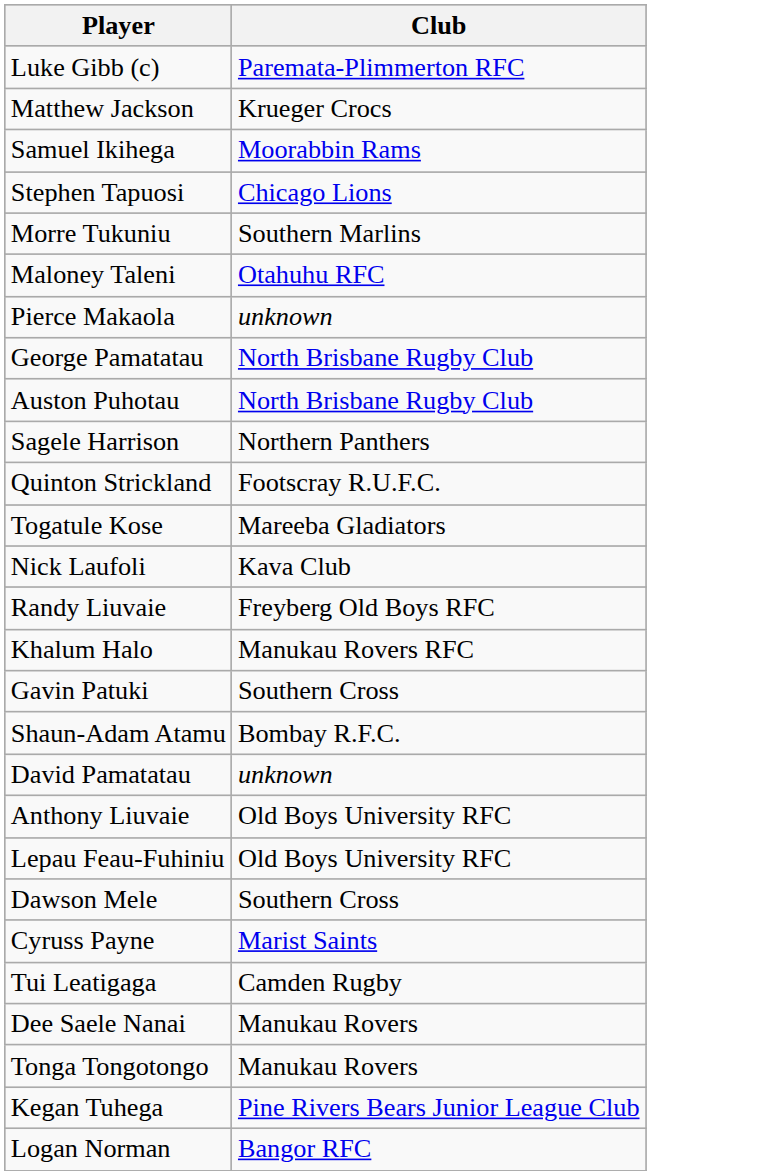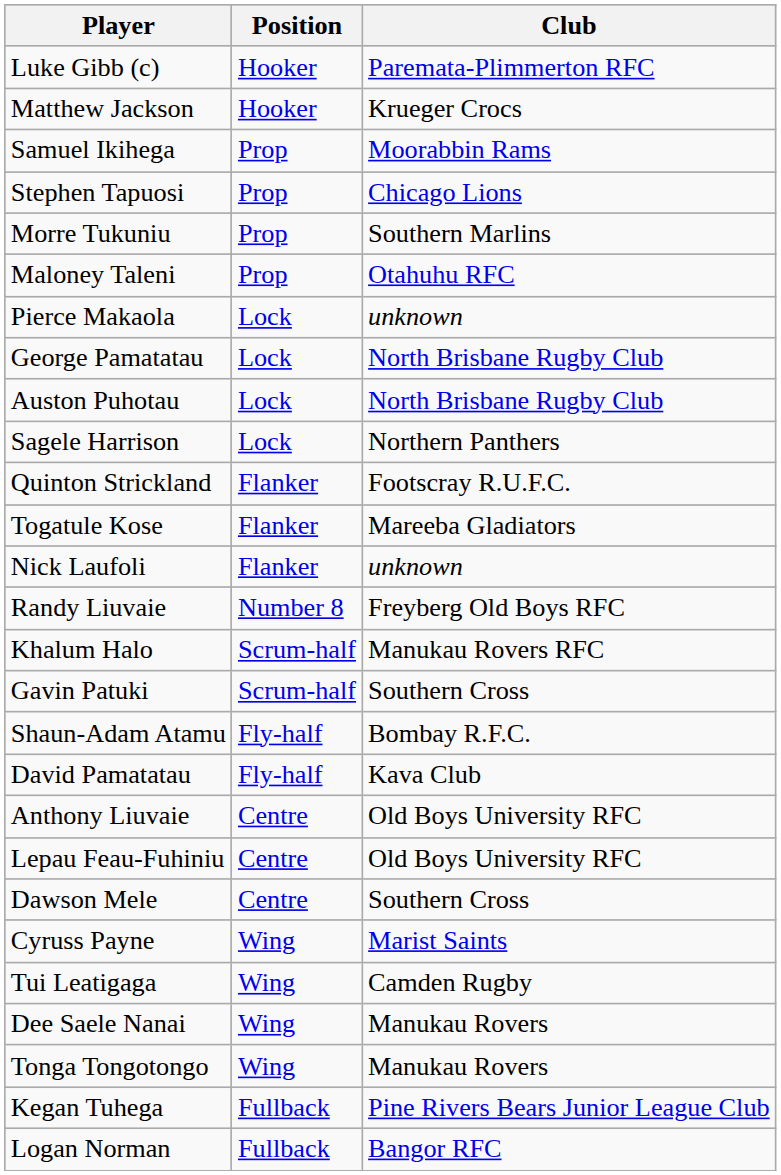+ column: (297, 25)
(294, 566) Kava Club -> (415, 566) unknown
(285, 774) unknown -> (425, 774) Kava Club
